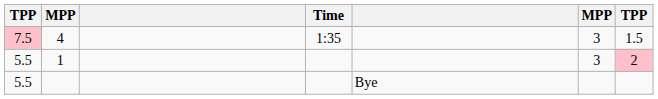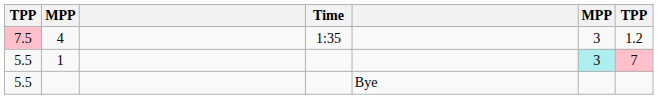(634, 37) 1.5 -> (634, 37) 1.2
(597, 60) no background -> (597, 60) paleturquoise background
(634, 60) 2 -> (634, 60) 7
